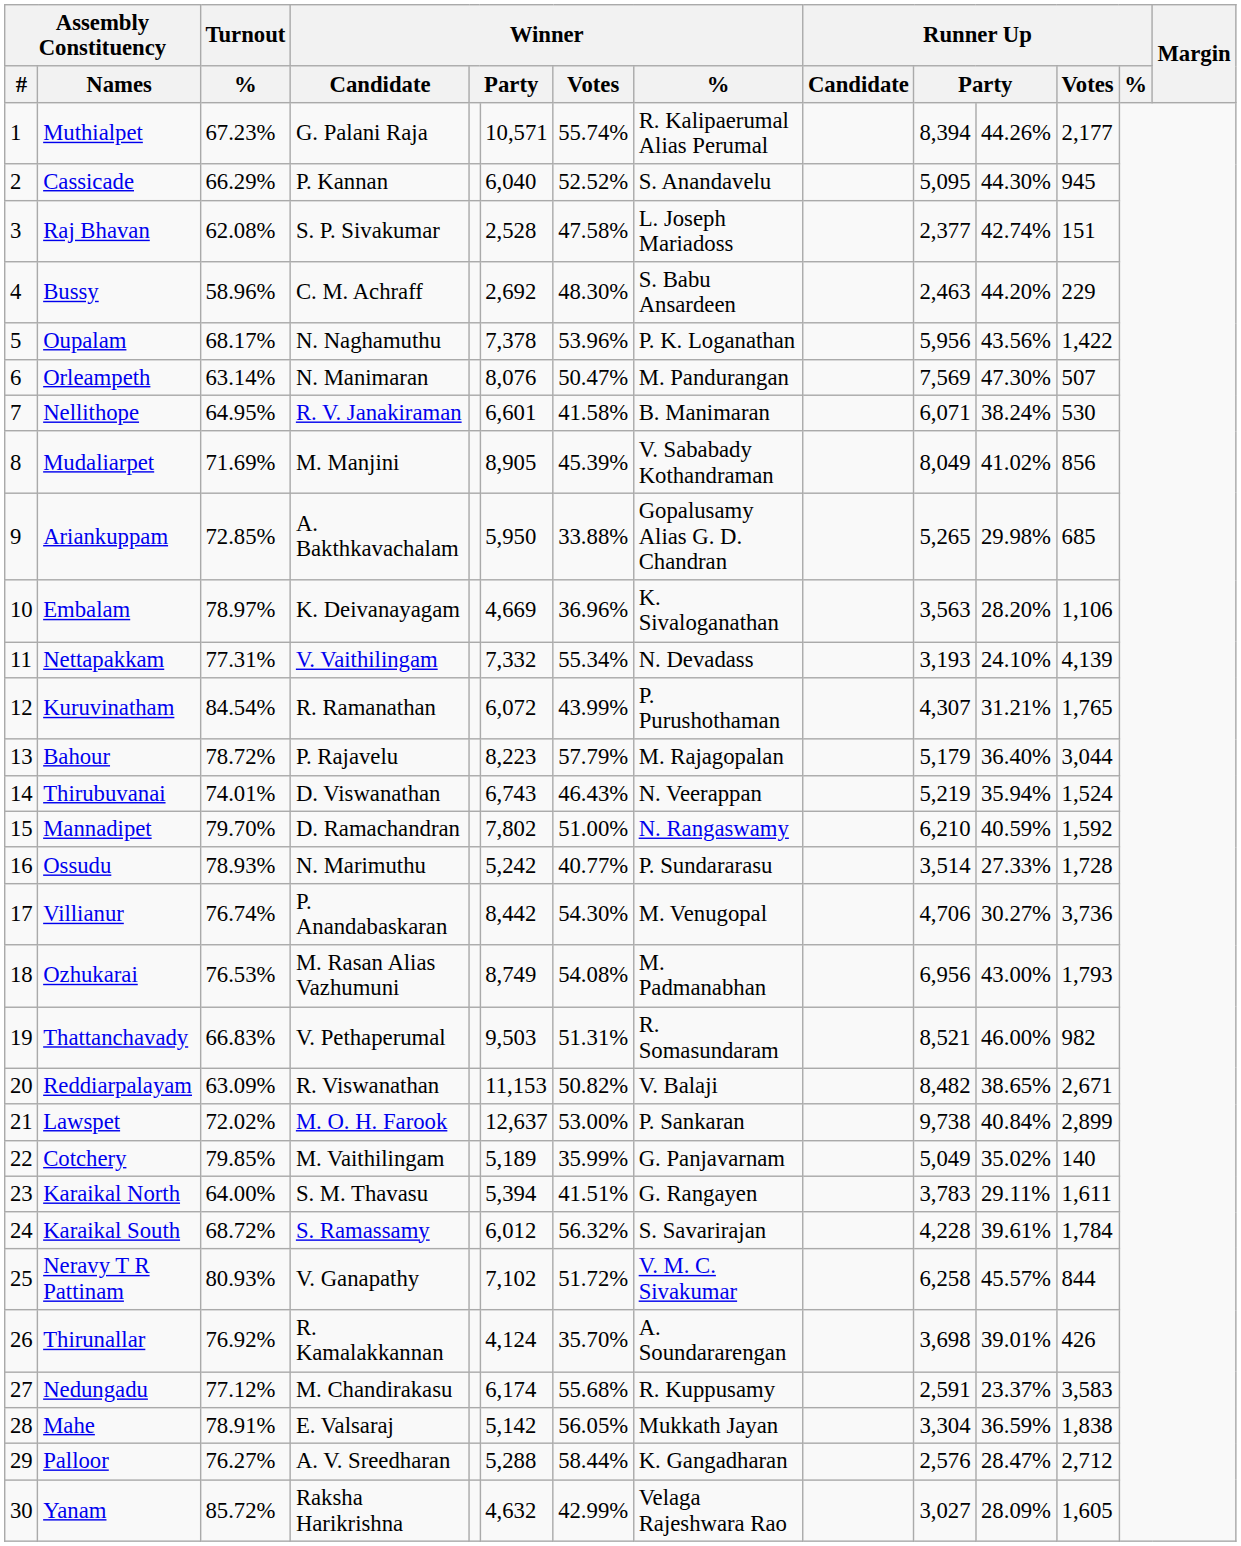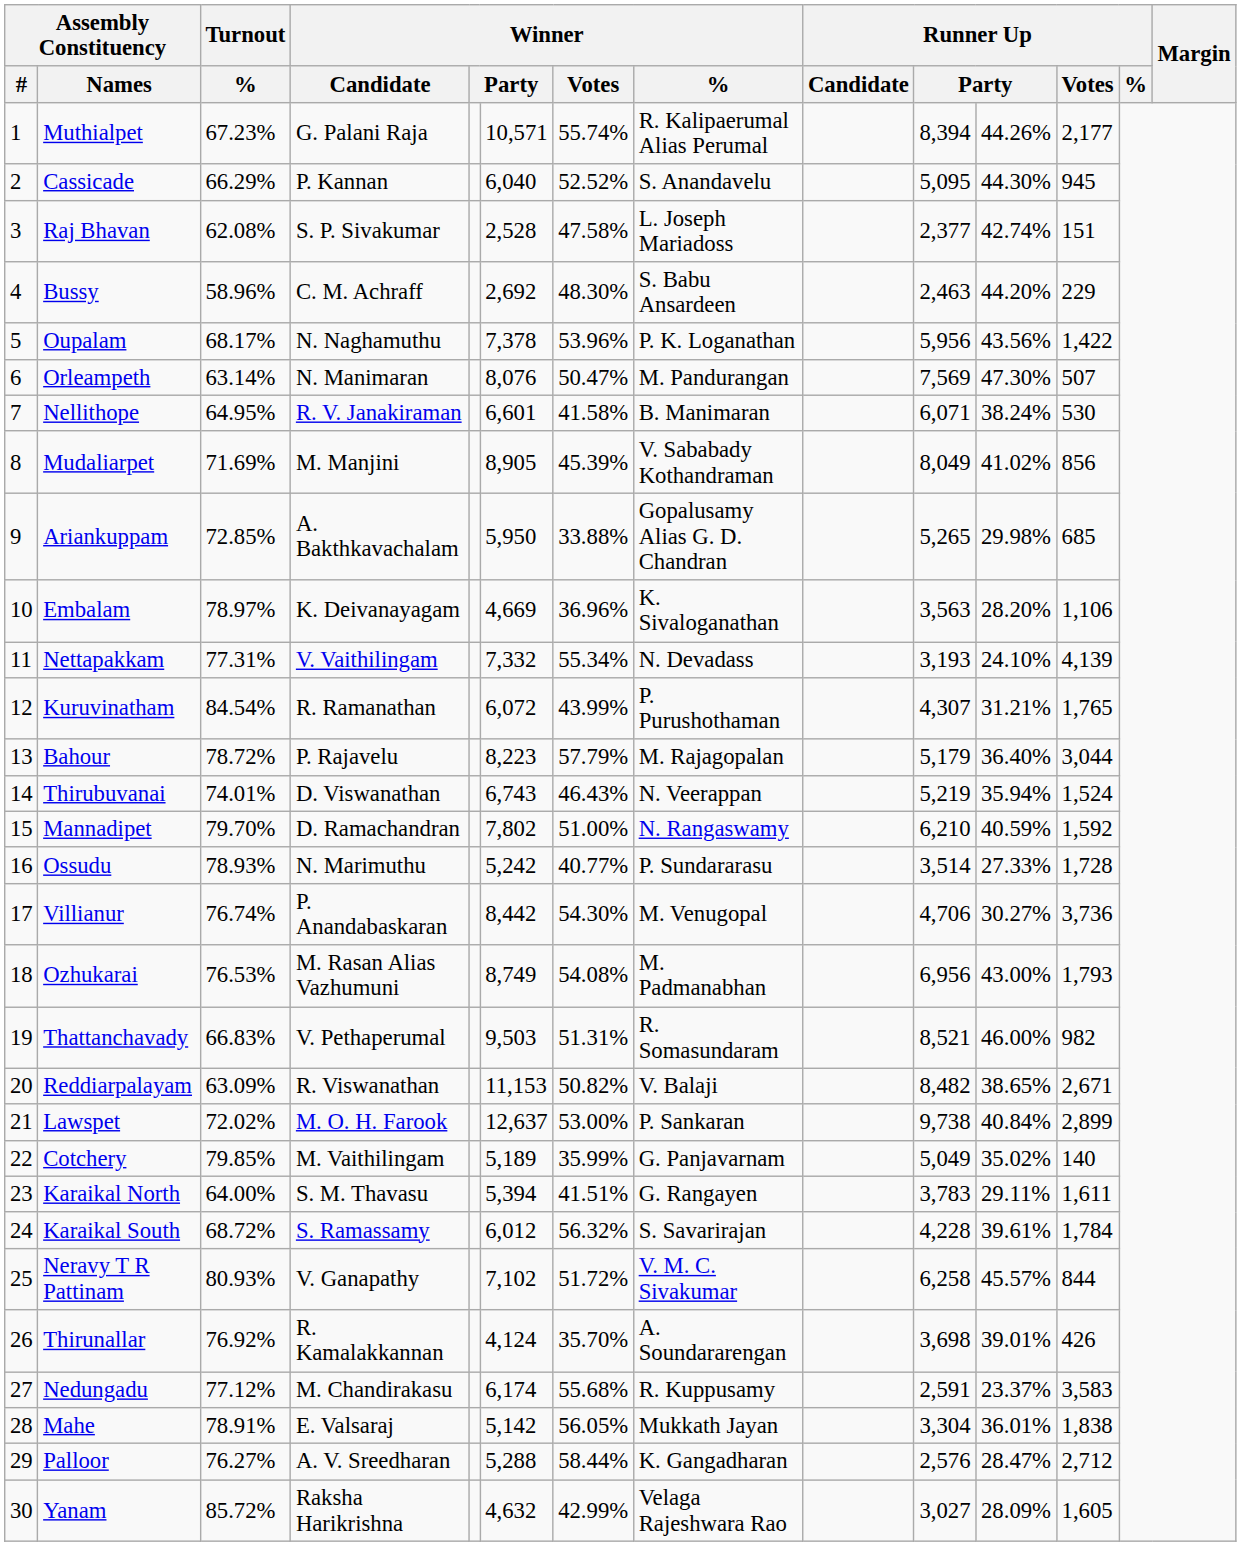(1016, 1425) 36.59% -> (1016, 1425) 36.01%
